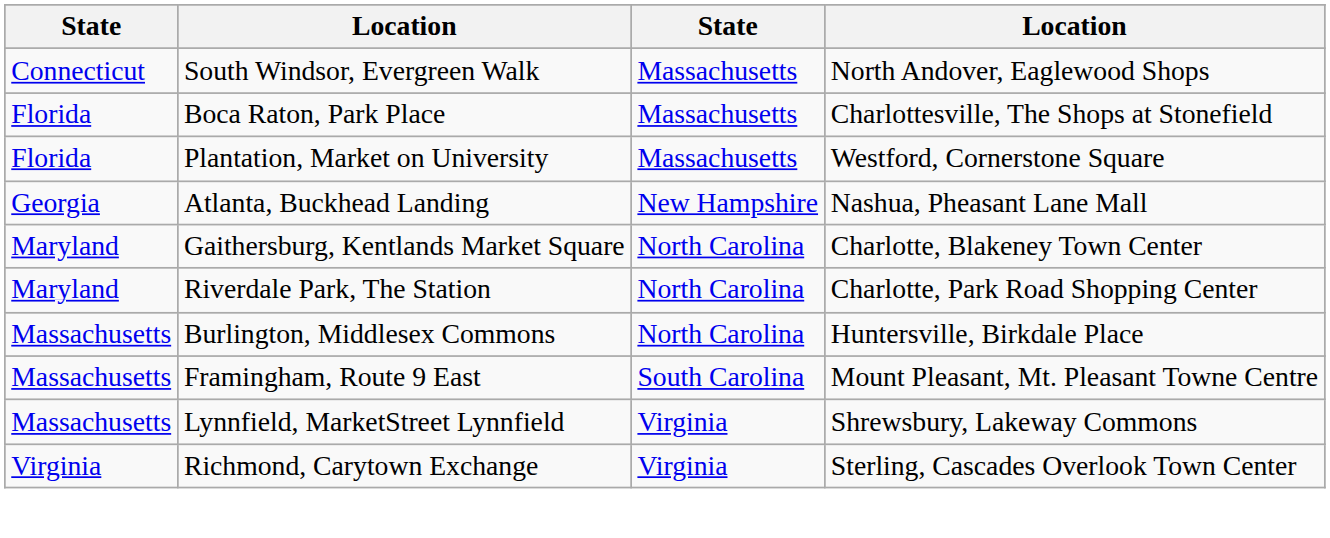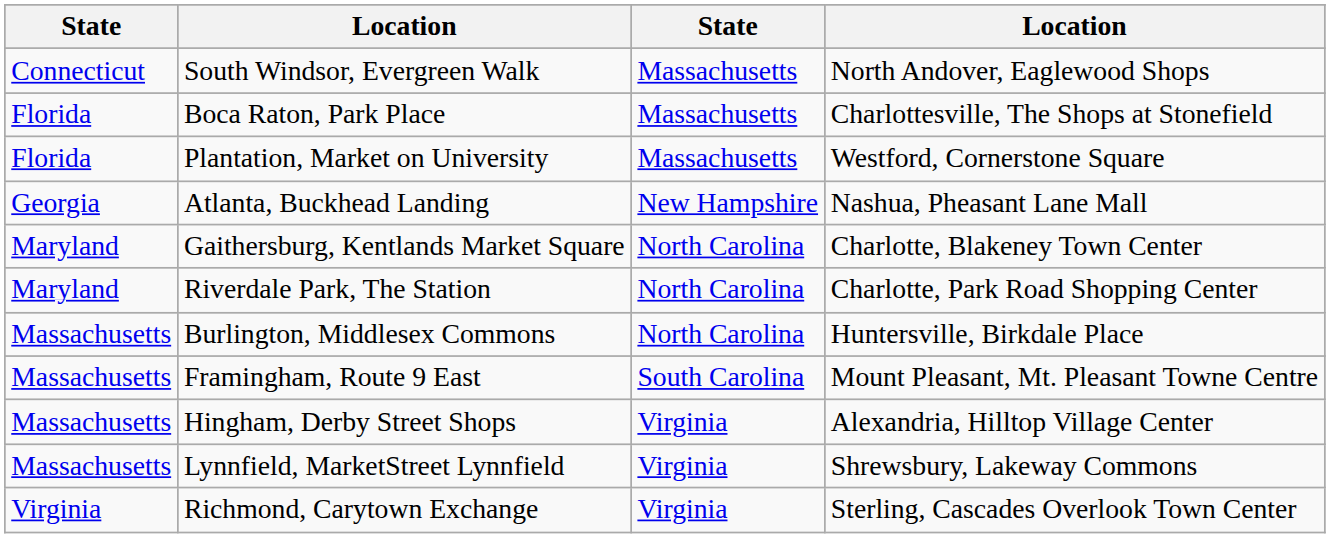+ row: (350, 421)
